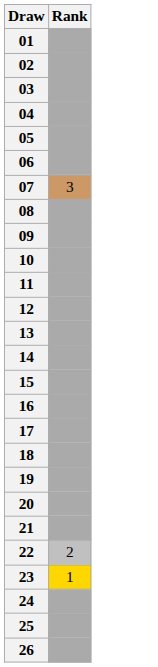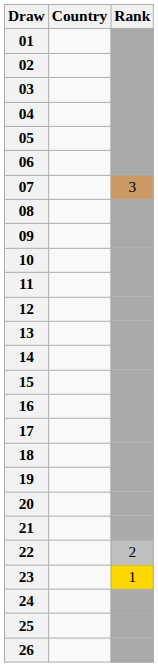+ column: (80, 16)
